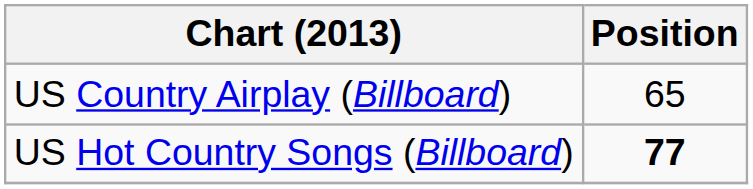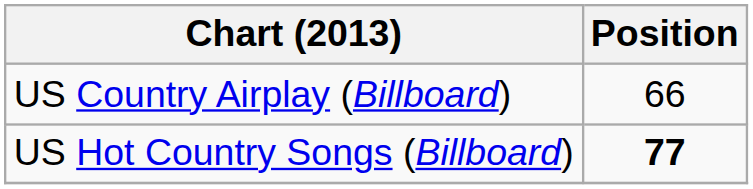(665, 93) 65 -> (665, 93) 66
